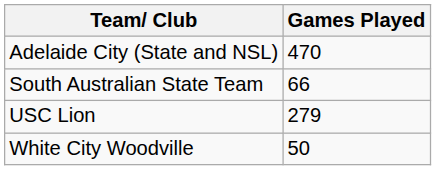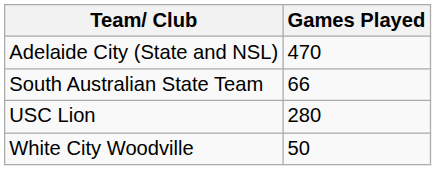(304, 116) 279 -> (304, 116) 280
